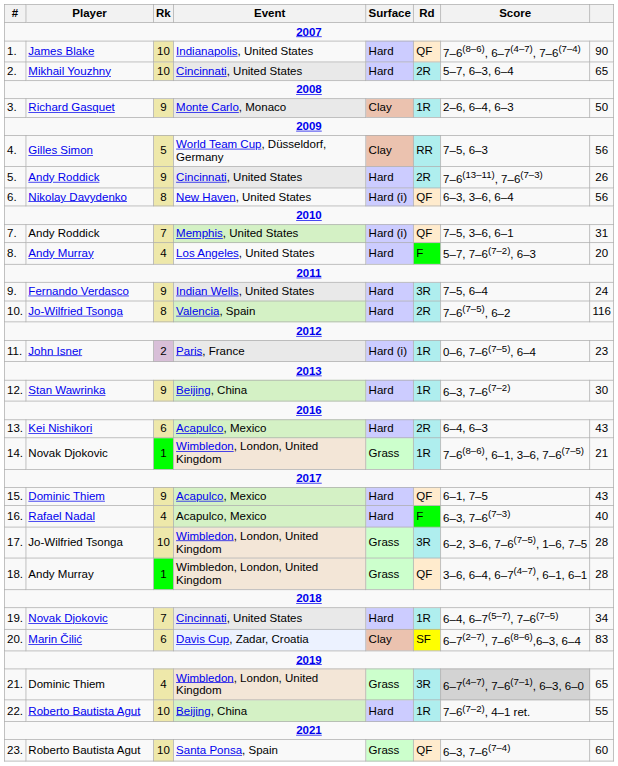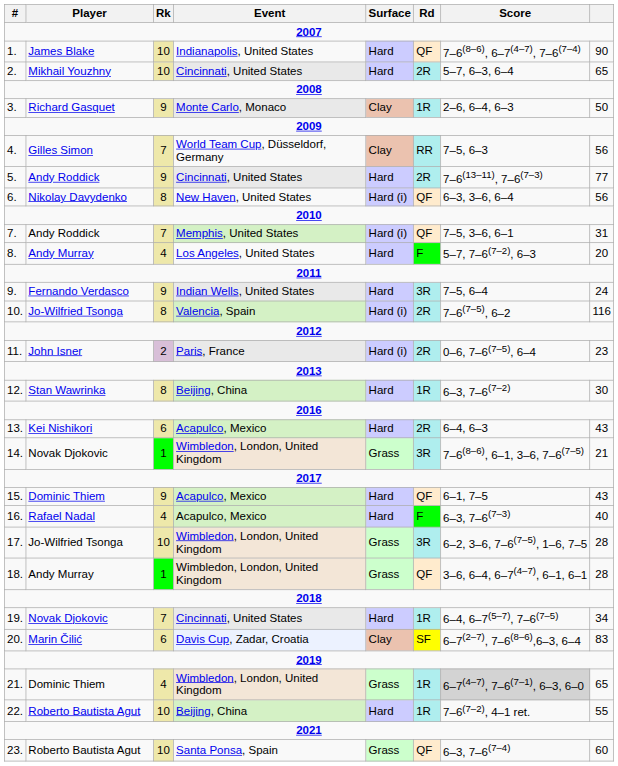(163, 151) 5 -> (163, 151) 7
(602, 177) 26 -> (602, 177) 77
(381, 311) Hard -> (388, 311) Hard (i)
(424, 351) 1R -> (424, 351) 2R
(163, 390) 9 -> (163, 390) 8
(424, 453) 1R -> (424, 453) 3R
(424, 684) 3R -> (424, 684) 1R
